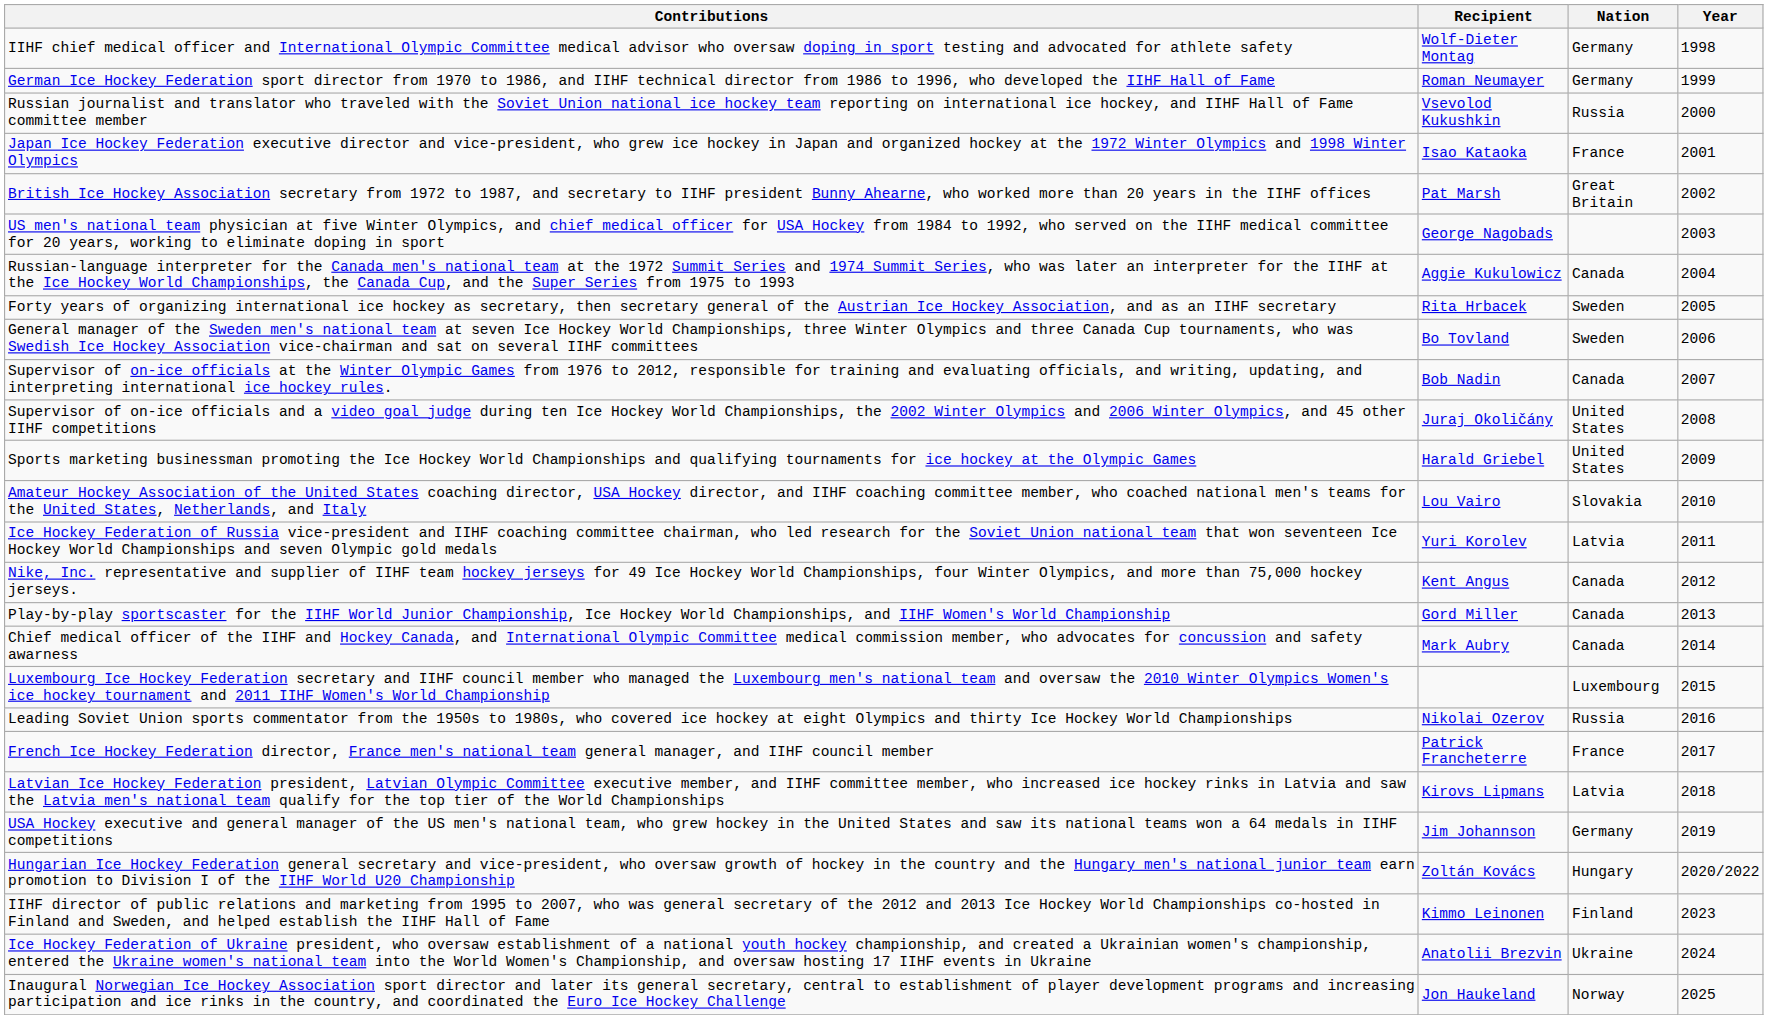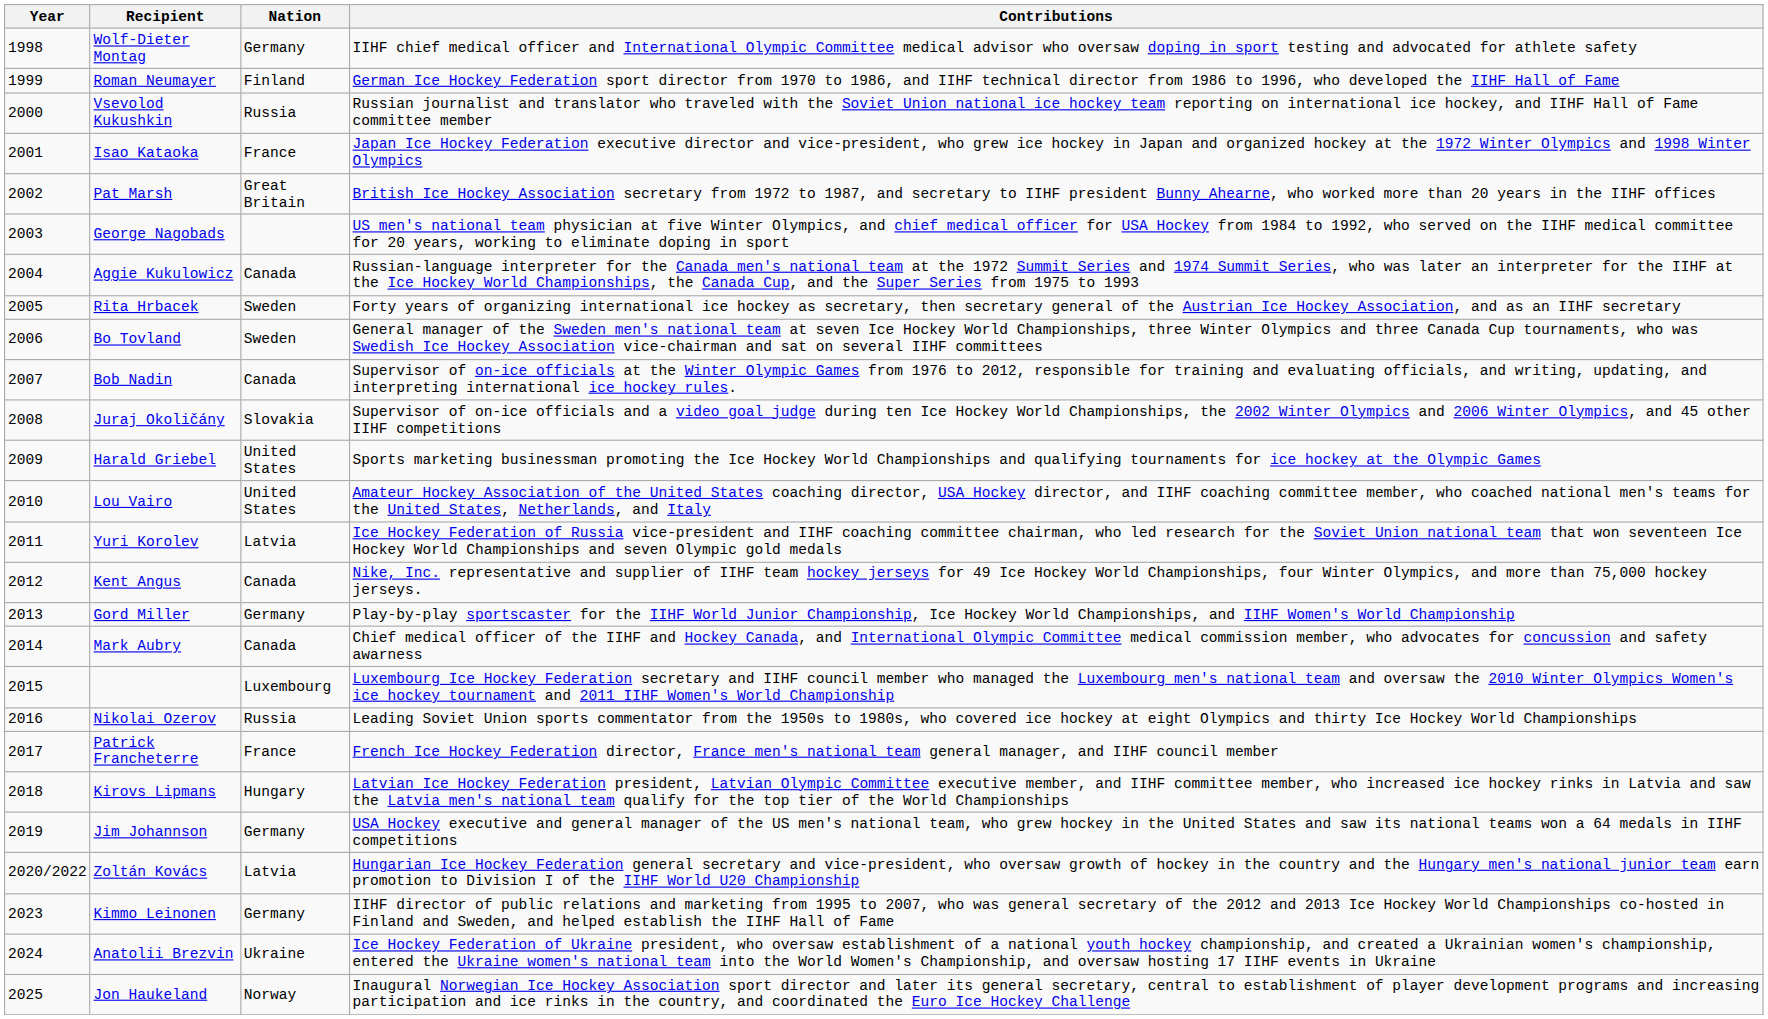columns swapped: (1720, 16) <-> (711, 16)
(1603, 81) Germany -> (274, 81) Finland
(1598, 420) United States -> (279, 420) Slovakia
(1607, 501) Slovakia -> (270, 501) United States
(1598, 615) Canada -> (274, 615) Germany
(1598, 792) Latvia -> (274, 792) Hungary
(1603, 873) Hungary -> (270, 873) Latvia
(1603, 914) Finland -> (274, 914) Germany
